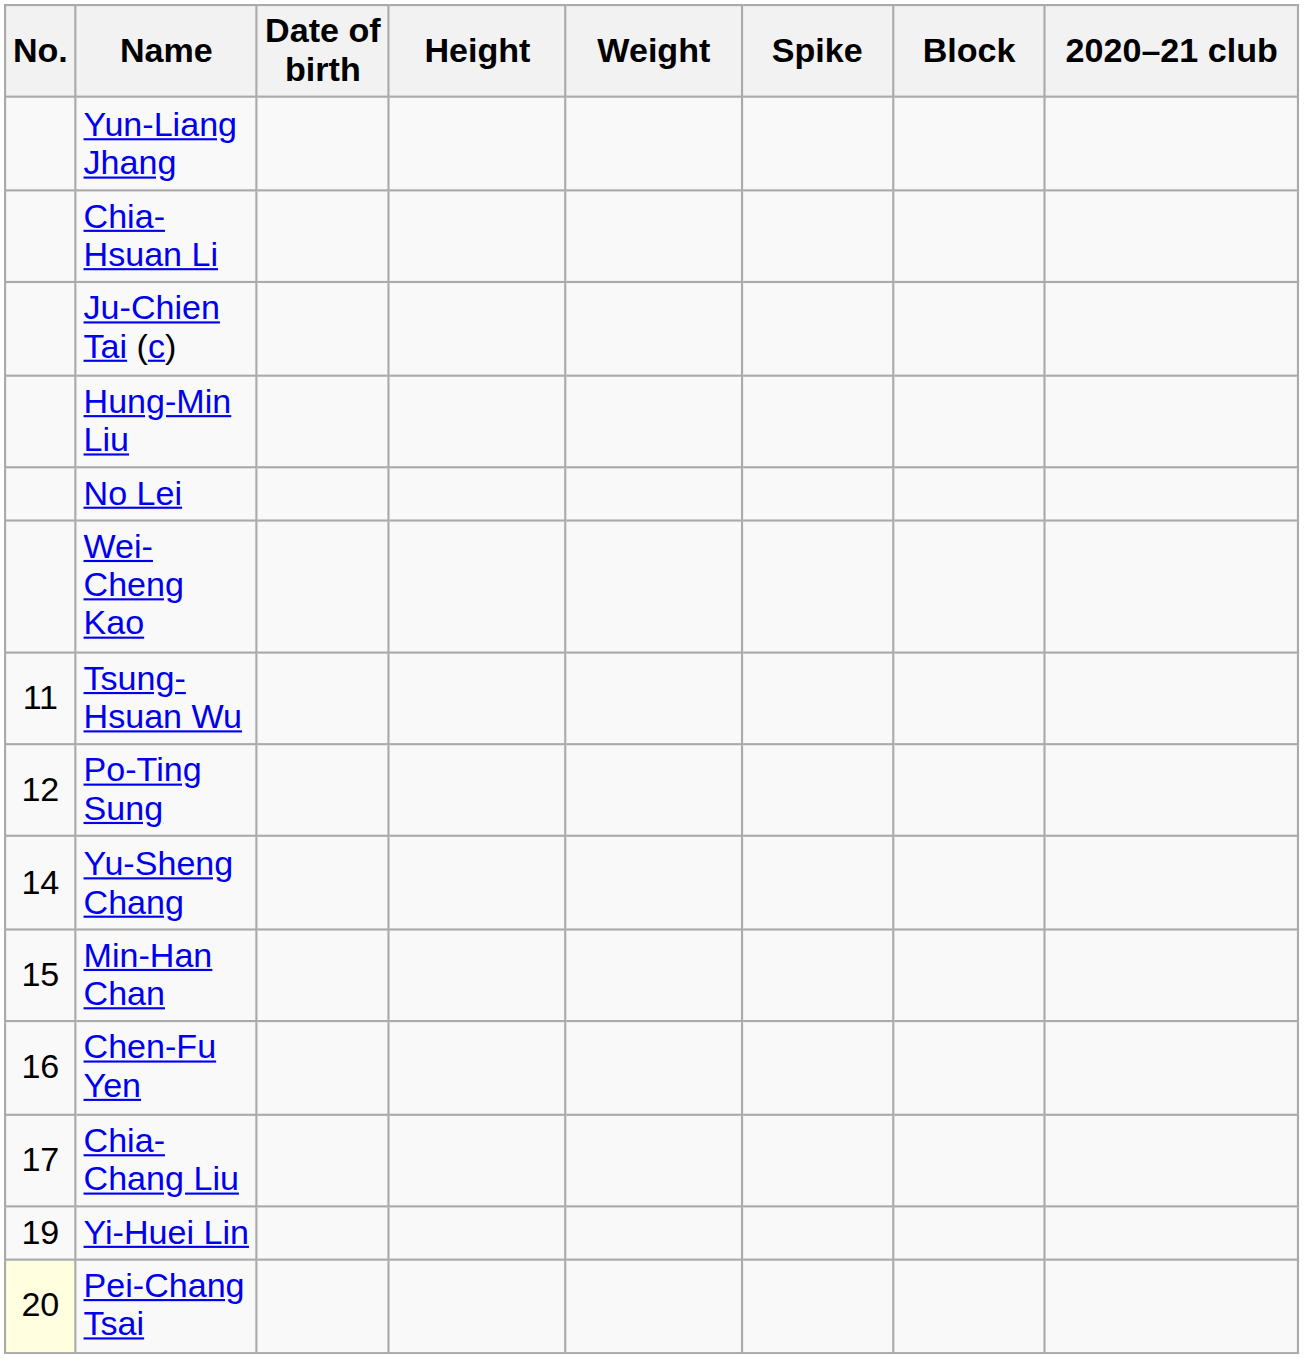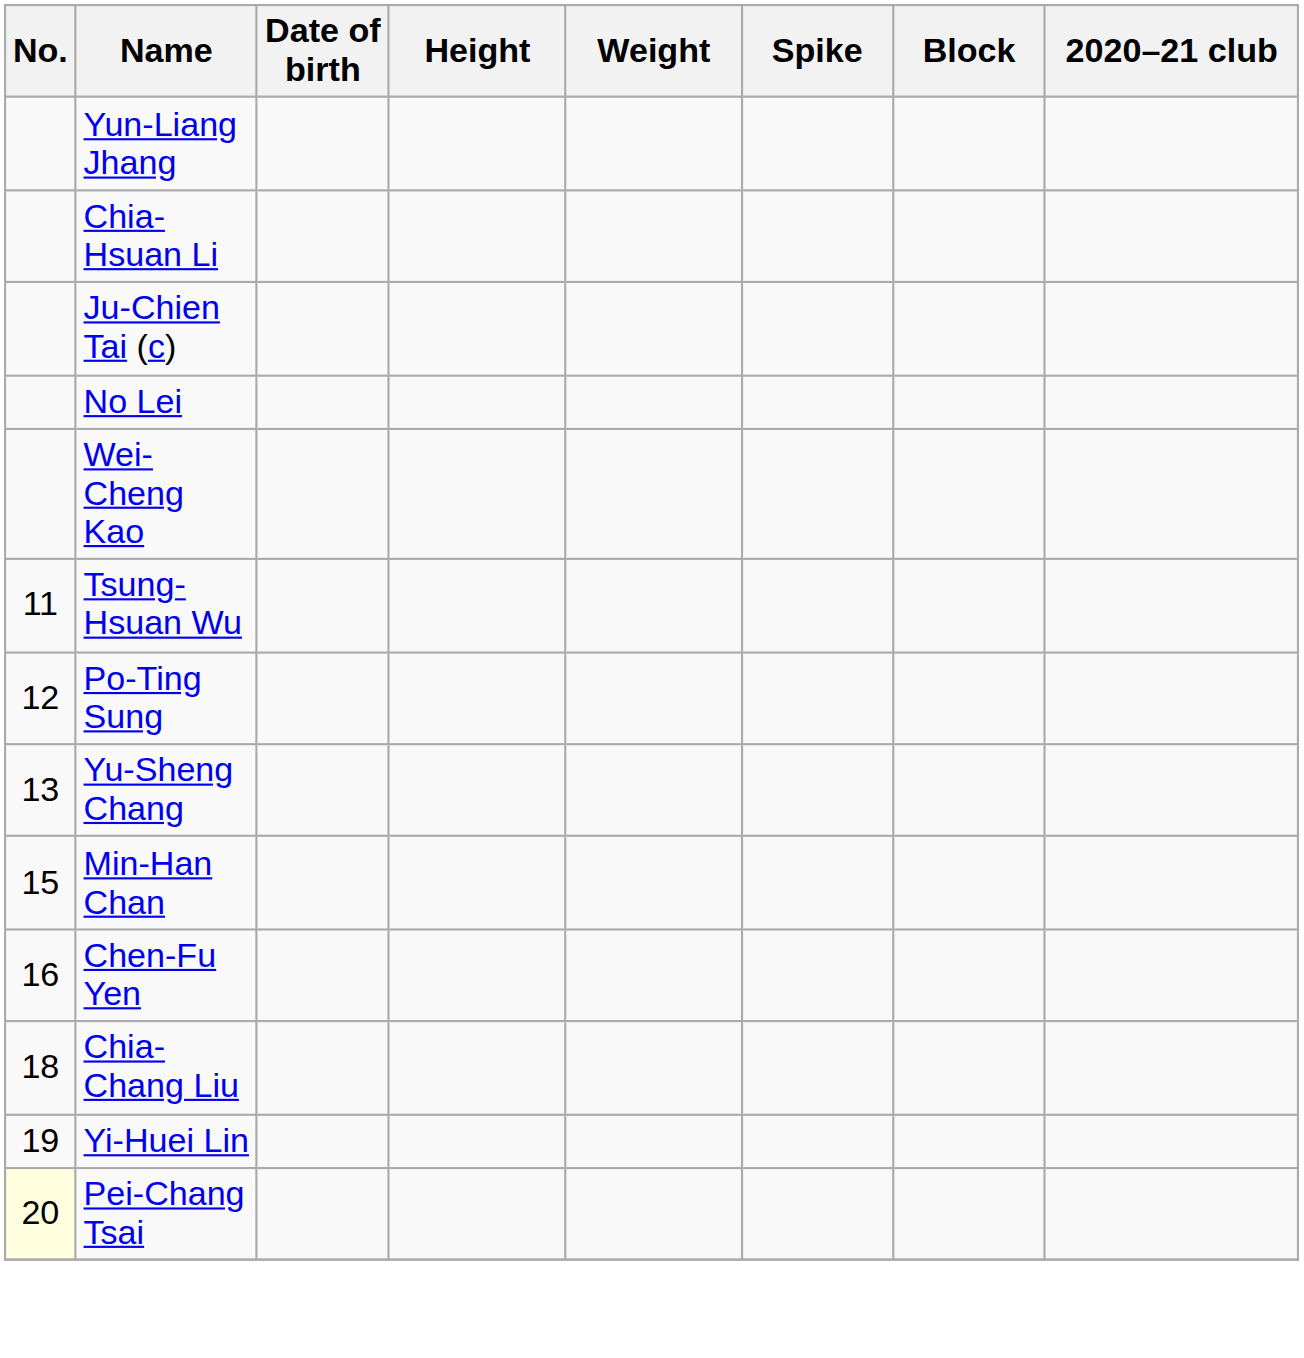- row: (157, 420)
(40, 882) 14 -> (40, 789) 13
(40, 1159) 17 -> (40, 1066) 18
